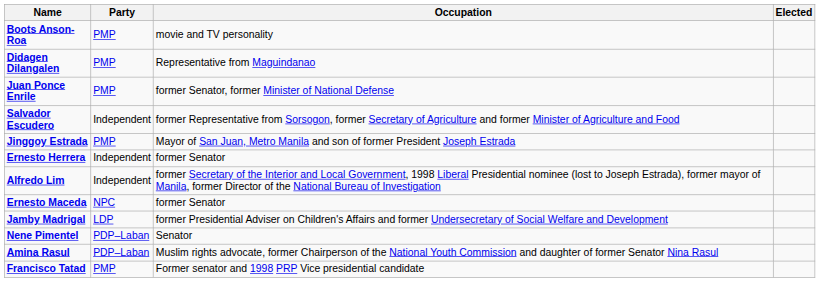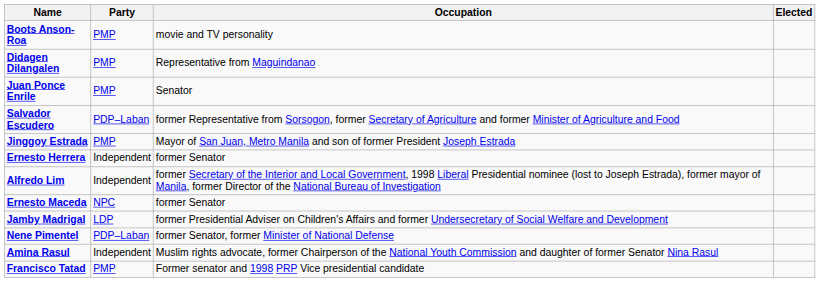(275, 91) former Senator, former Minister of National Defense -> (174, 91) Senator
(122, 119) Independent -> (121, 119) PDP–Laban
(174, 236) Senator -> (275, 236) former Senator, former Minister of National Defense
(121, 252) PDP–Laban -> (122, 252) Independent
